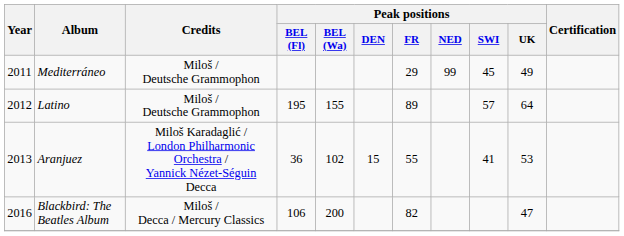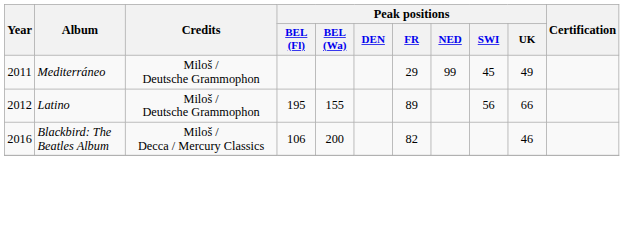(489, 105) 57 -> (489, 105) 56
(527, 105) 64 -> (527, 105) 66
- row: (60, 159)
(527, 213) 47 -> (527, 138) 46
